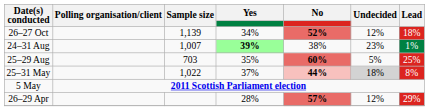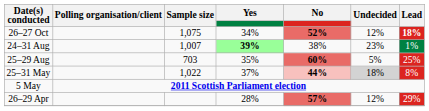(190, 33) 1,139 -> (190, 33) 1,075
(412, 33) normal -> (412, 33) bold
